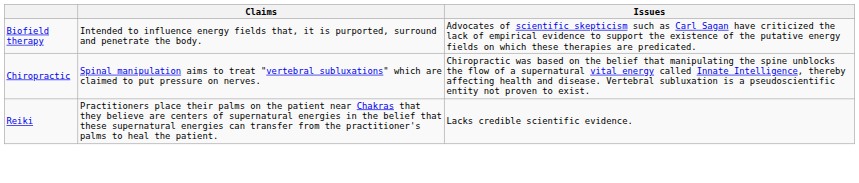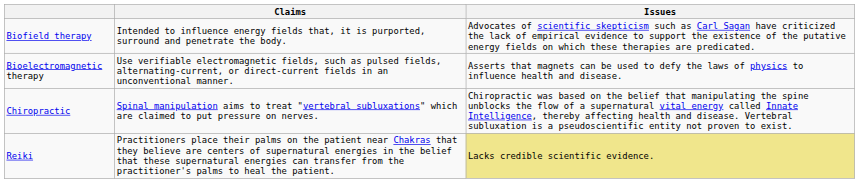+ row: (54, 71)
(540, 121) no background -> (561, 156) khaki background
